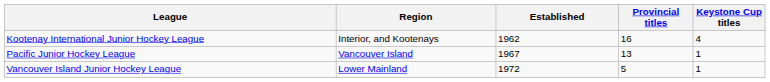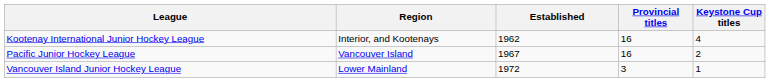(626, 54) 13 -> (626, 54) 16
(698, 54) 1 -> (698, 54) 2
(624, 69) 5 -> (624, 69) 3
